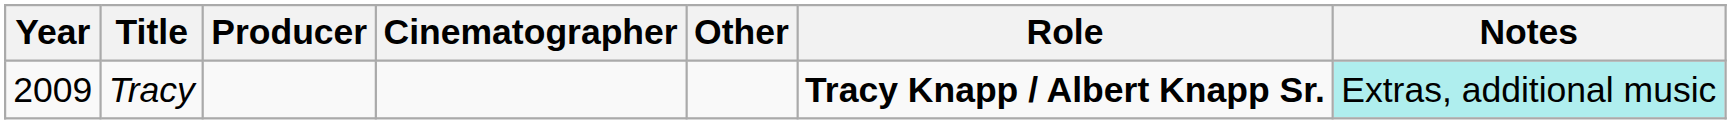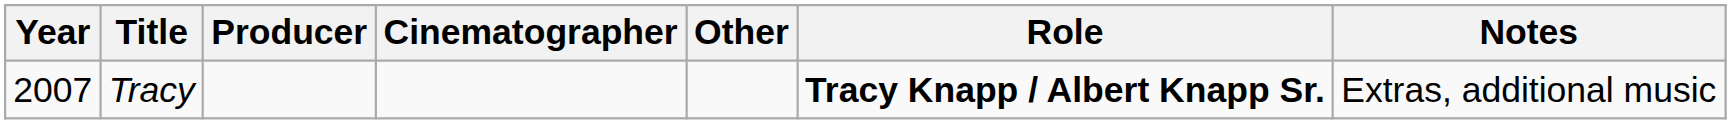(53, 88) 2009 -> (53, 88) 2007
(1529, 88) paleturquoise background -> (1529, 88) no background
